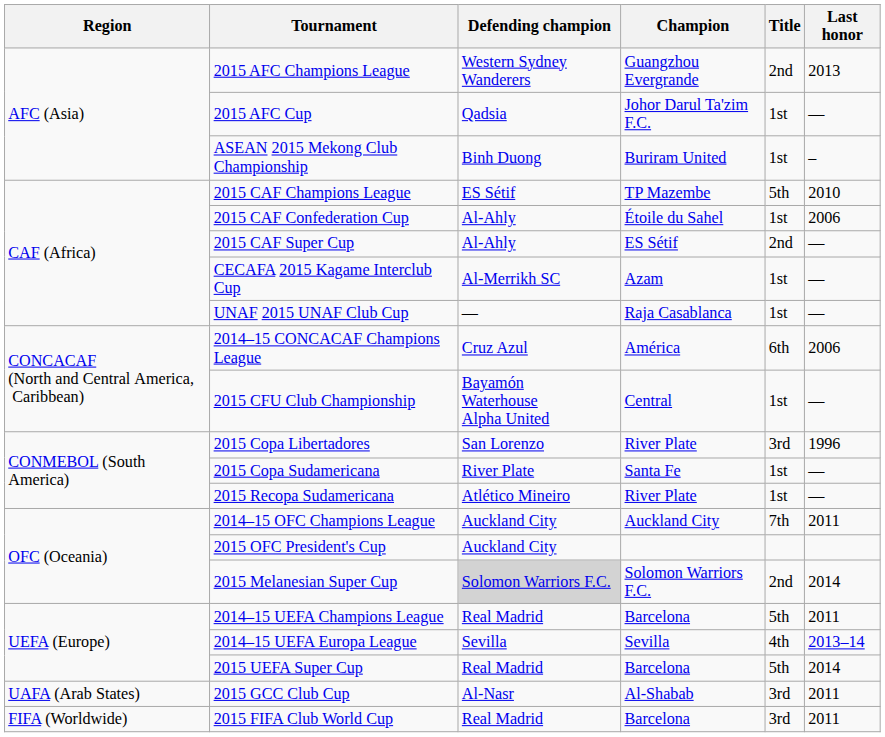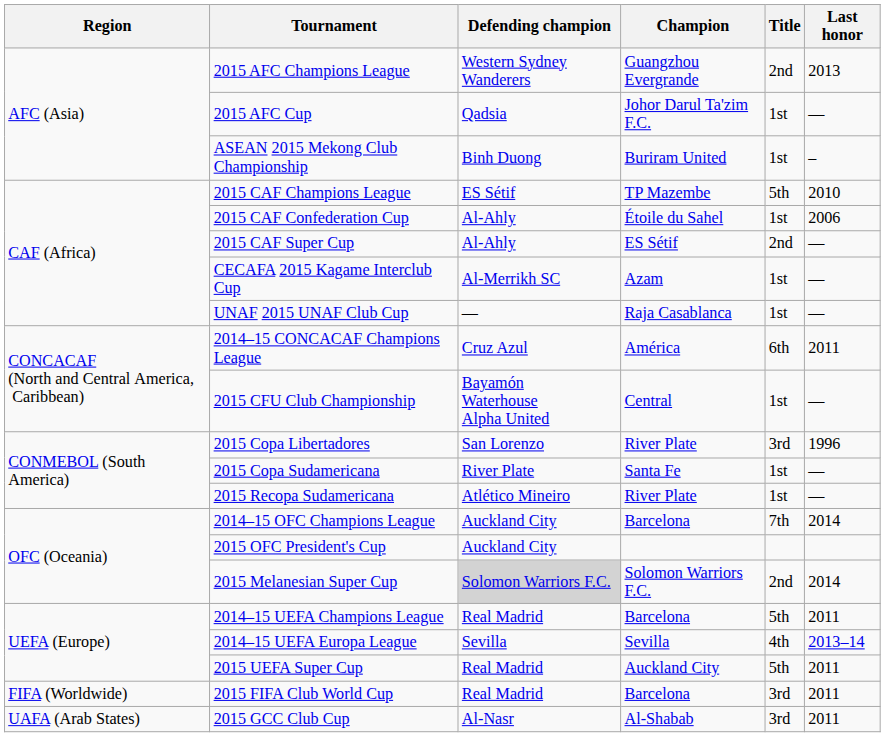(824, 347) 2006 -> (824, 347) 2011
(672, 521) Auckland City -> (657, 521) Barcelona
(824, 521) 2011 -> (824, 521) 2014
(657, 667) Barcelona -> (672, 667) Auckland City
(824, 667) 2014 -> (824, 667) 2011
rows swapped: (282, 693) <-> (303, 719)
